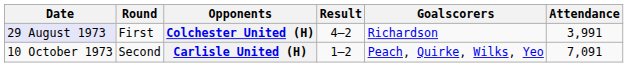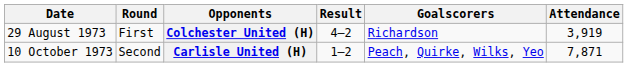(57, 33) lavender background -> (57, 33) no background
(585, 33) 3,991 -> (585, 33) 3,919
(585, 52) 7,091 -> (585, 52) 7,871
